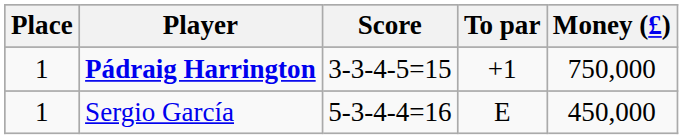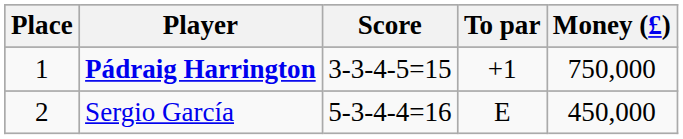(42, 111) 1 -> (42, 111) 2
